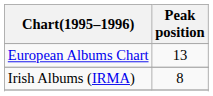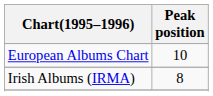(180, 55) 13 -> (180, 55) 10
